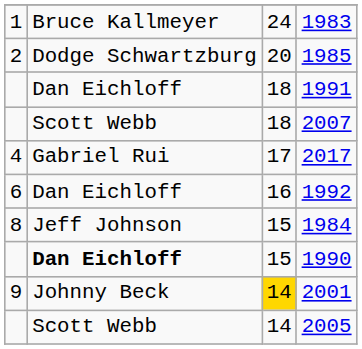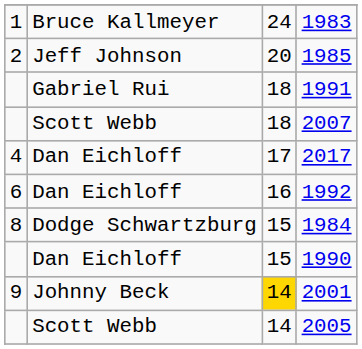(145, 56) Dodge Schwartzburg -> (107, 56) Jeff Johnson
(107, 90) Dan Eichloff -> (101, 90) Gabriel Rui
(101, 157) Gabriel Rui -> (107, 157) Dan Eichloff
(107, 225) Jeff Johnson -> (145, 225) Dodge Schwartzburg
(107, 259) bold -> (107, 259) normal
